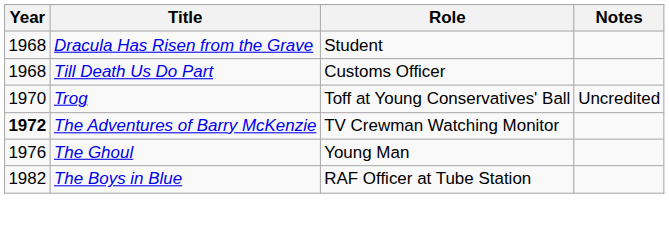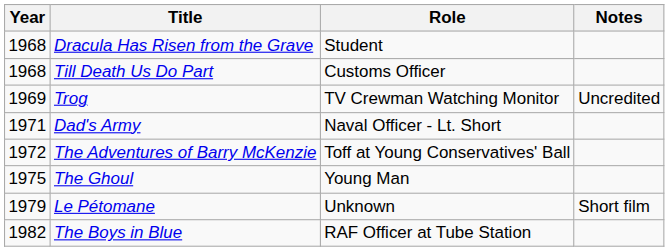(27, 98) 1970 -> (27, 98) 1969
(447, 98) Toff at Young Conservatives' Ball -> (442, 98) TV Crewman Watching Monitor
+ row: (97, 125)
(27, 125) bold -> (27, 152) normal
(442, 125) TV Crewman Watching Monitor -> (447, 152) Toff at Young Conservatives' Ball
(27, 152) 1976 -> (27, 179) 1975
+ row: (104, 206)
